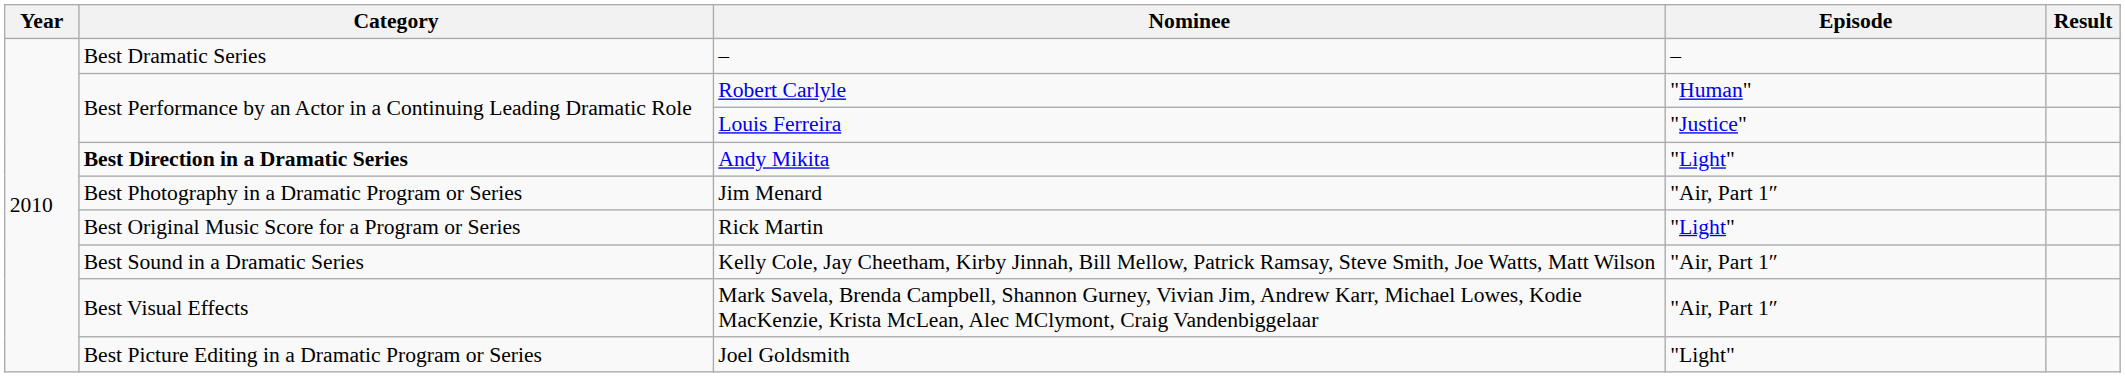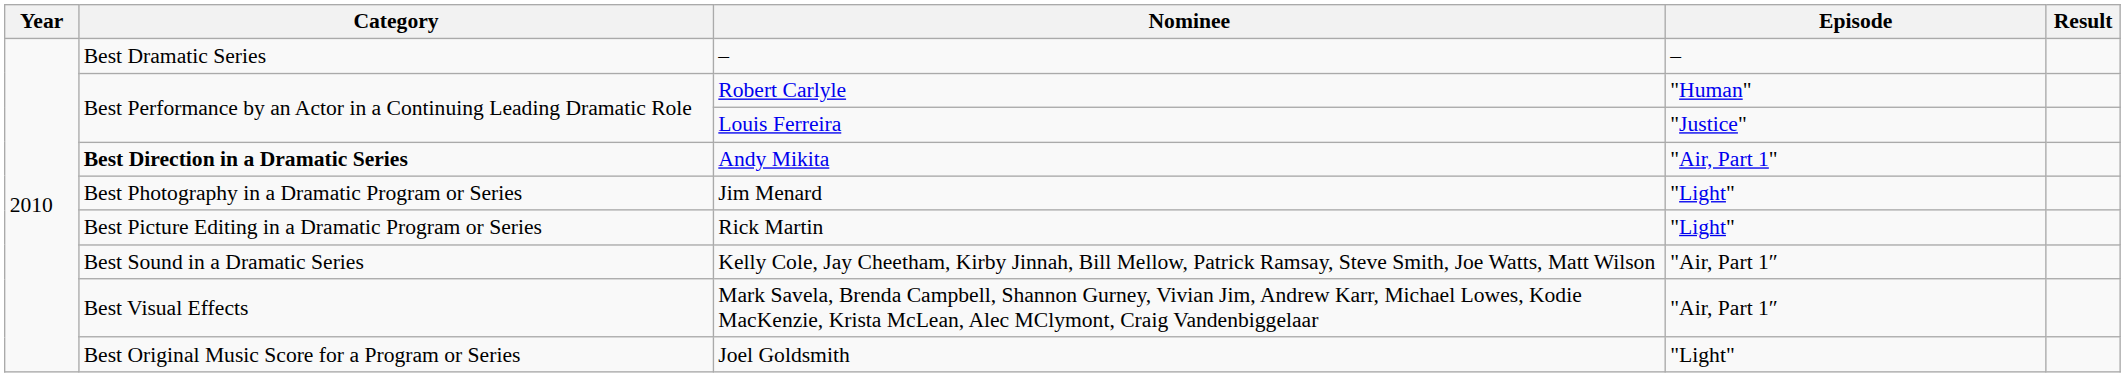(1703, 158) "Light" -> (1724, 158) "Air, Part 1"
(1724, 192) "Air, Part 1″ -> (1703, 192) "Light"
(302, 227) Best Original Music Score for a Program or Series -> (313, 227) Best Picture Editing in a Dramatic Program or Series
(313, 354) Best Picture Editing in a Dramatic Program or Series -> (302, 354) Best Original Music Score for a Program or Series
